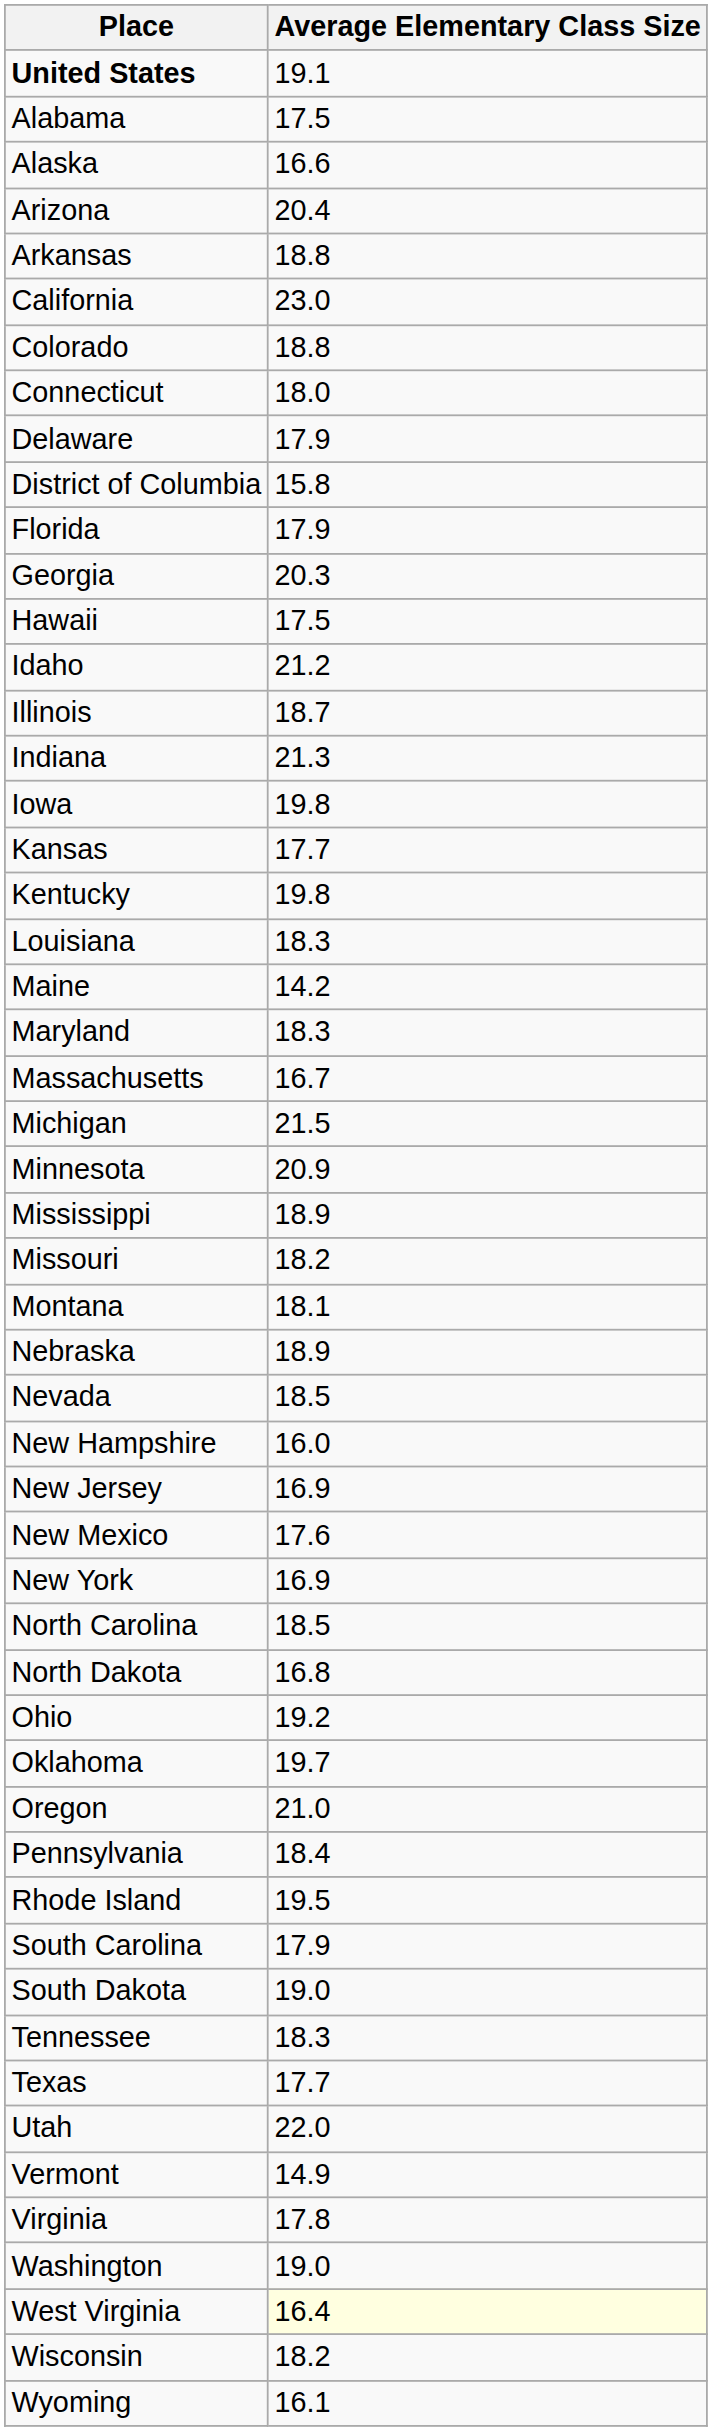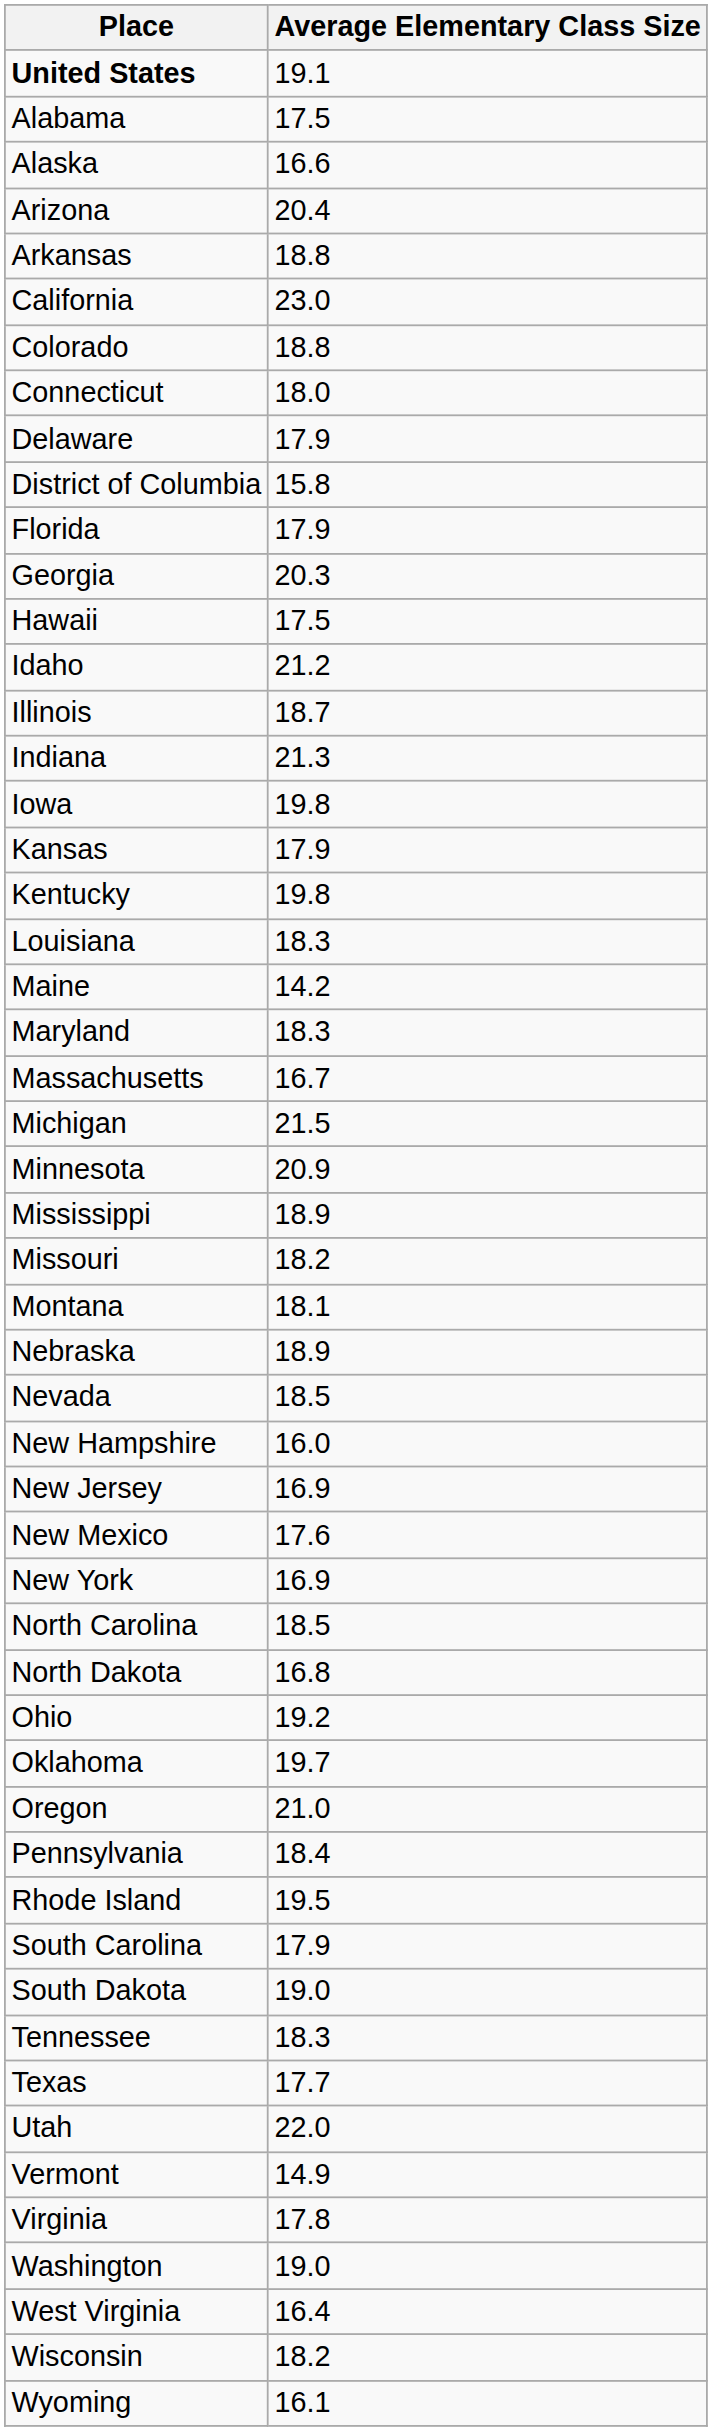(303, 849) 17.7 -> (303, 849) 17.9
(303, 2311) lightyellow background -> (303, 2311) no background
